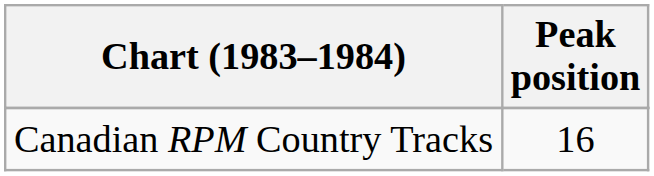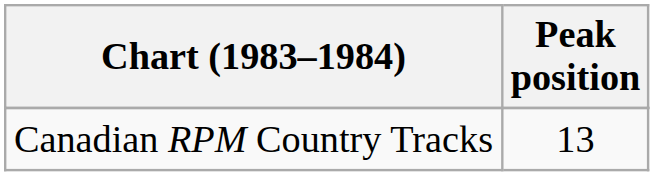(575, 138) 16 -> (575, 138) 13
